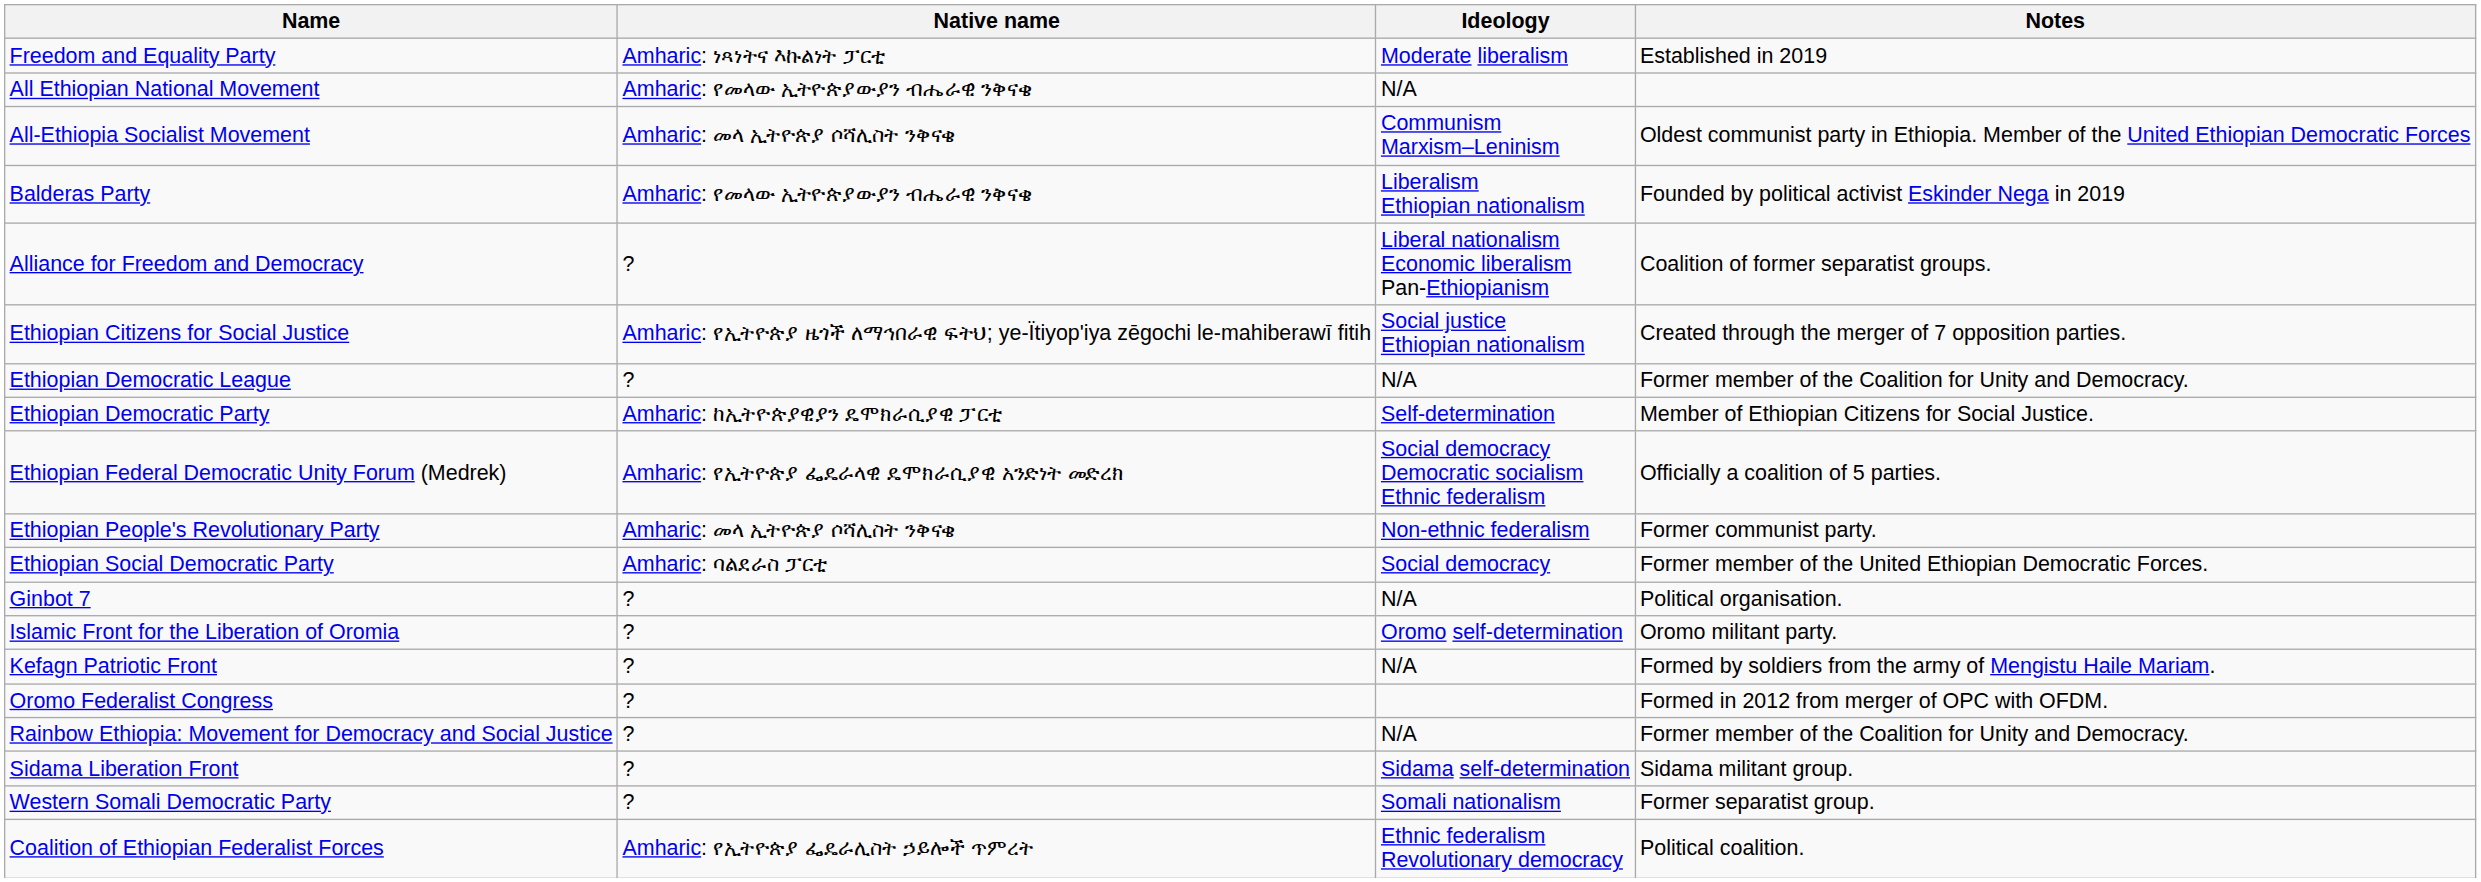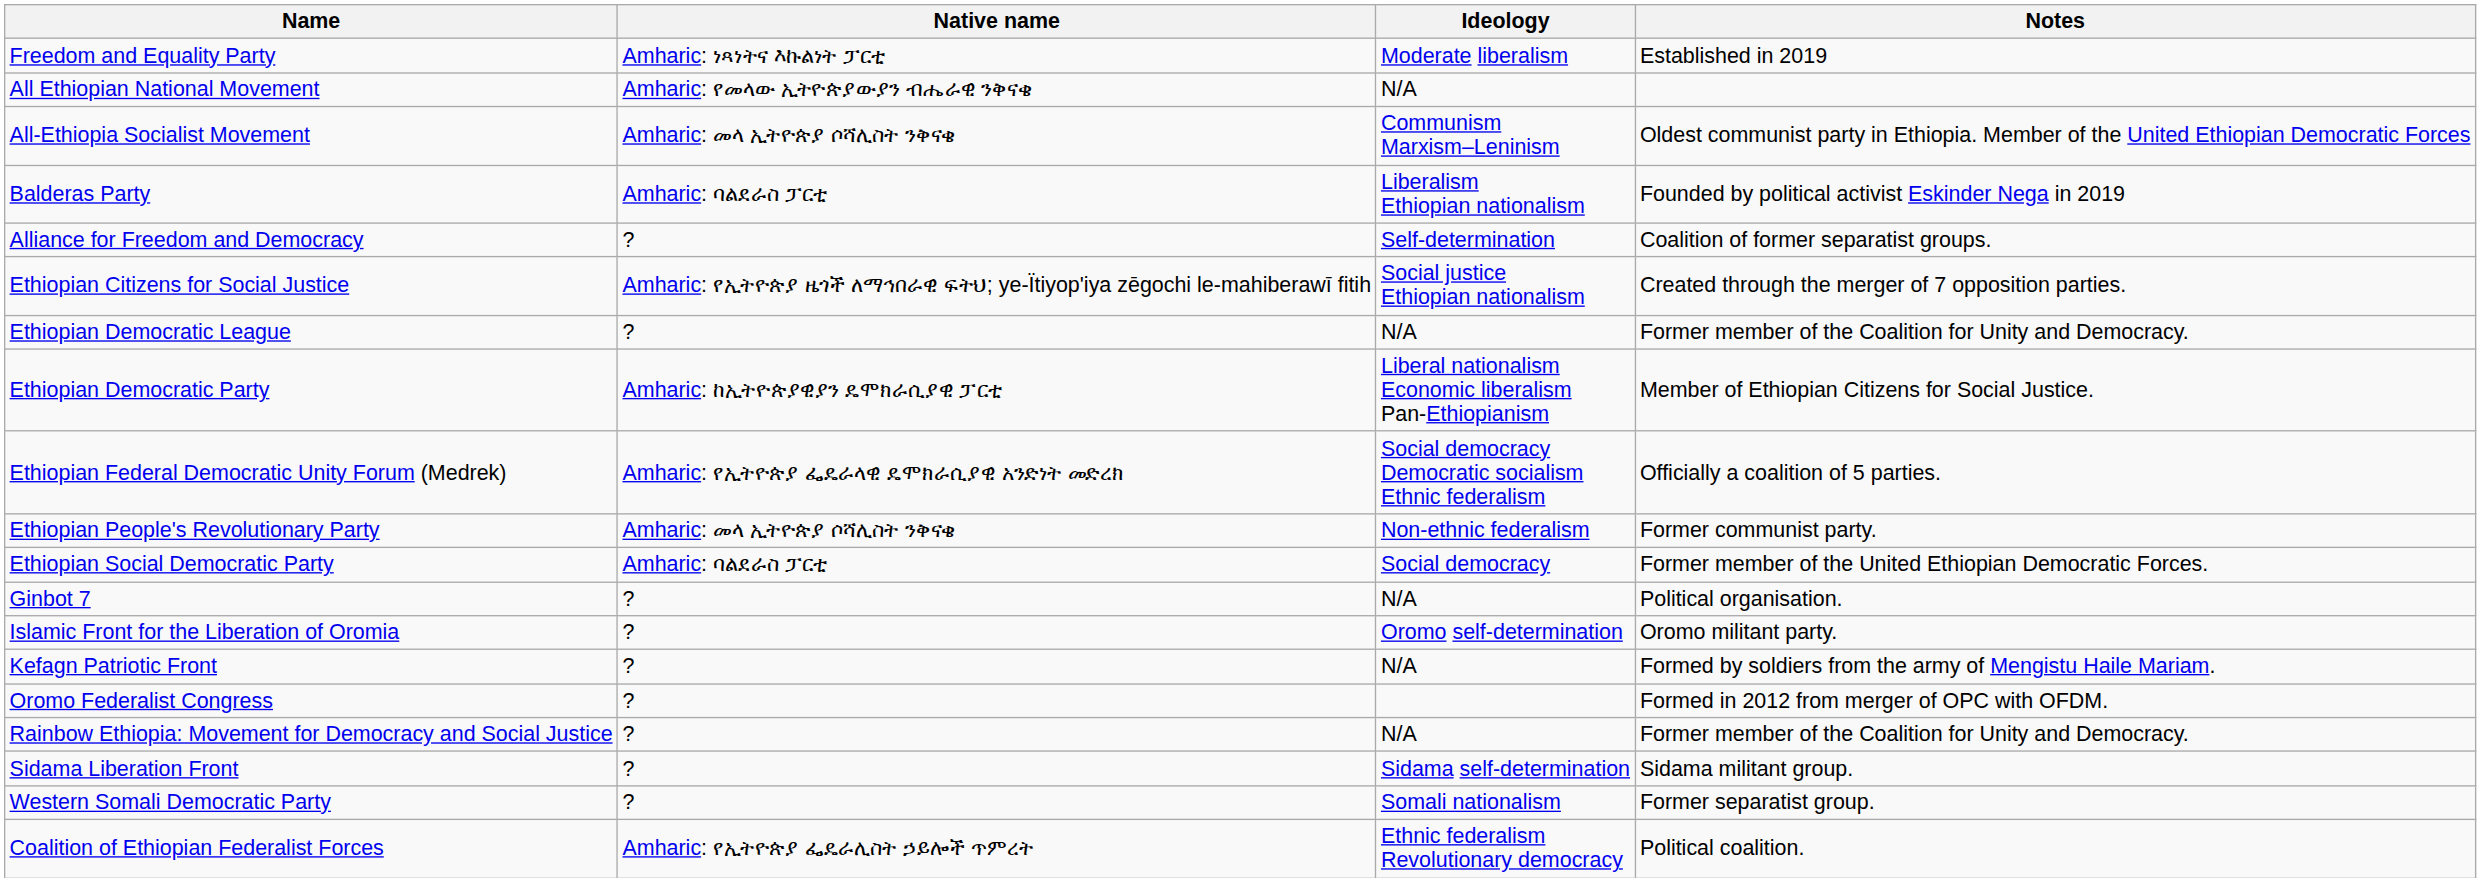(827, 193) Amharic: የመላው ኢትዮጵያውያን ብሔራዊ ንቅናቄ -> (725, 193) Amharic: ባልደራስ ፓርቲ
(1476, 263) Liberal nationalism Economic liberalism Pan-Ethiopianism -> (1468, 239) Self-determination
(1468, 414) Self-determination -> (1476, 390) Liberal nationalism Economic liberalism Pan-Ethiopianism
